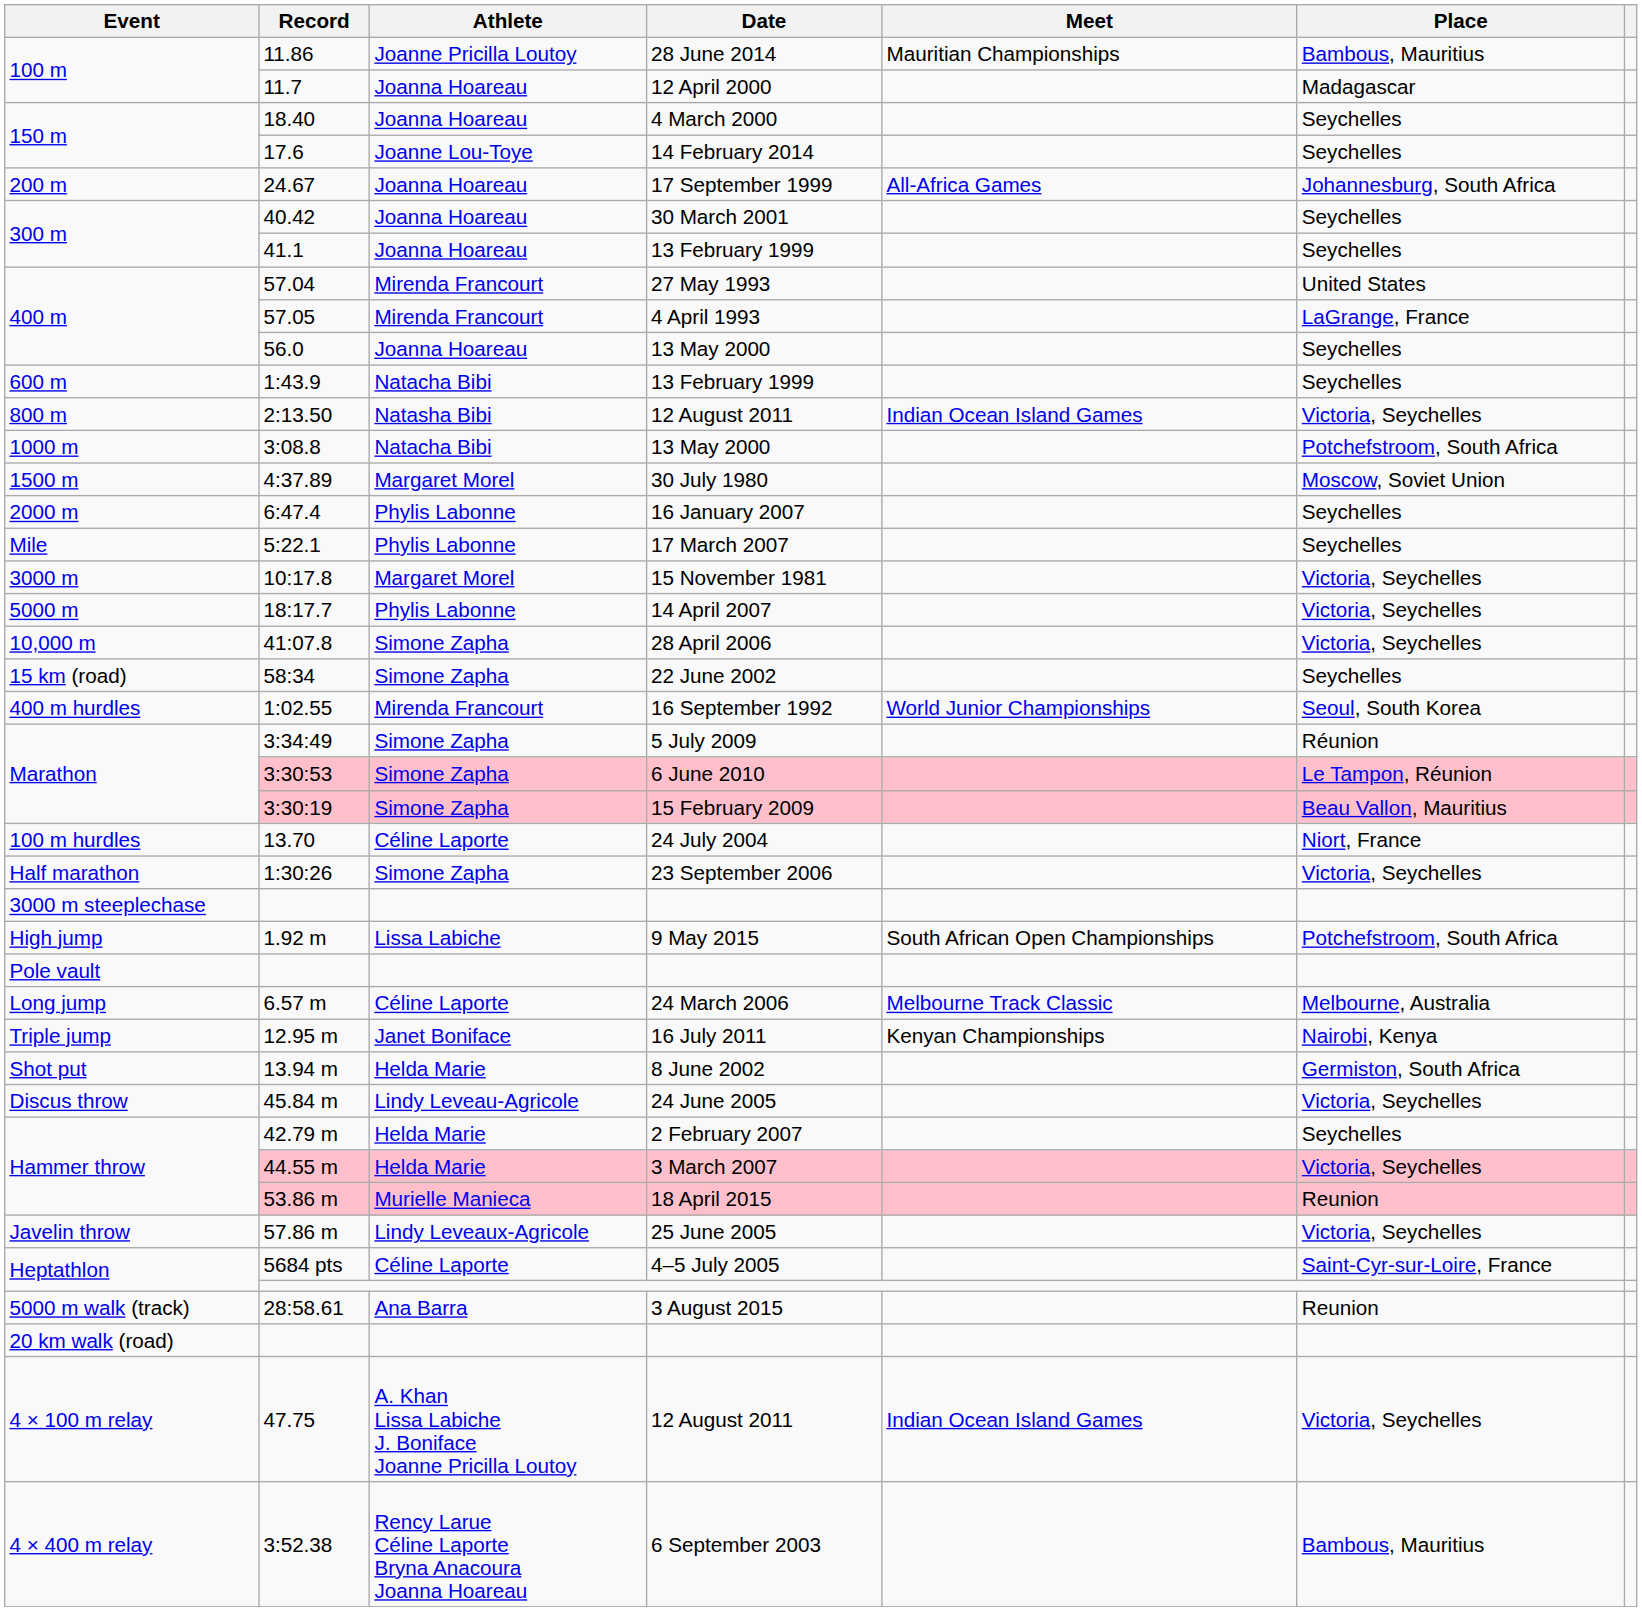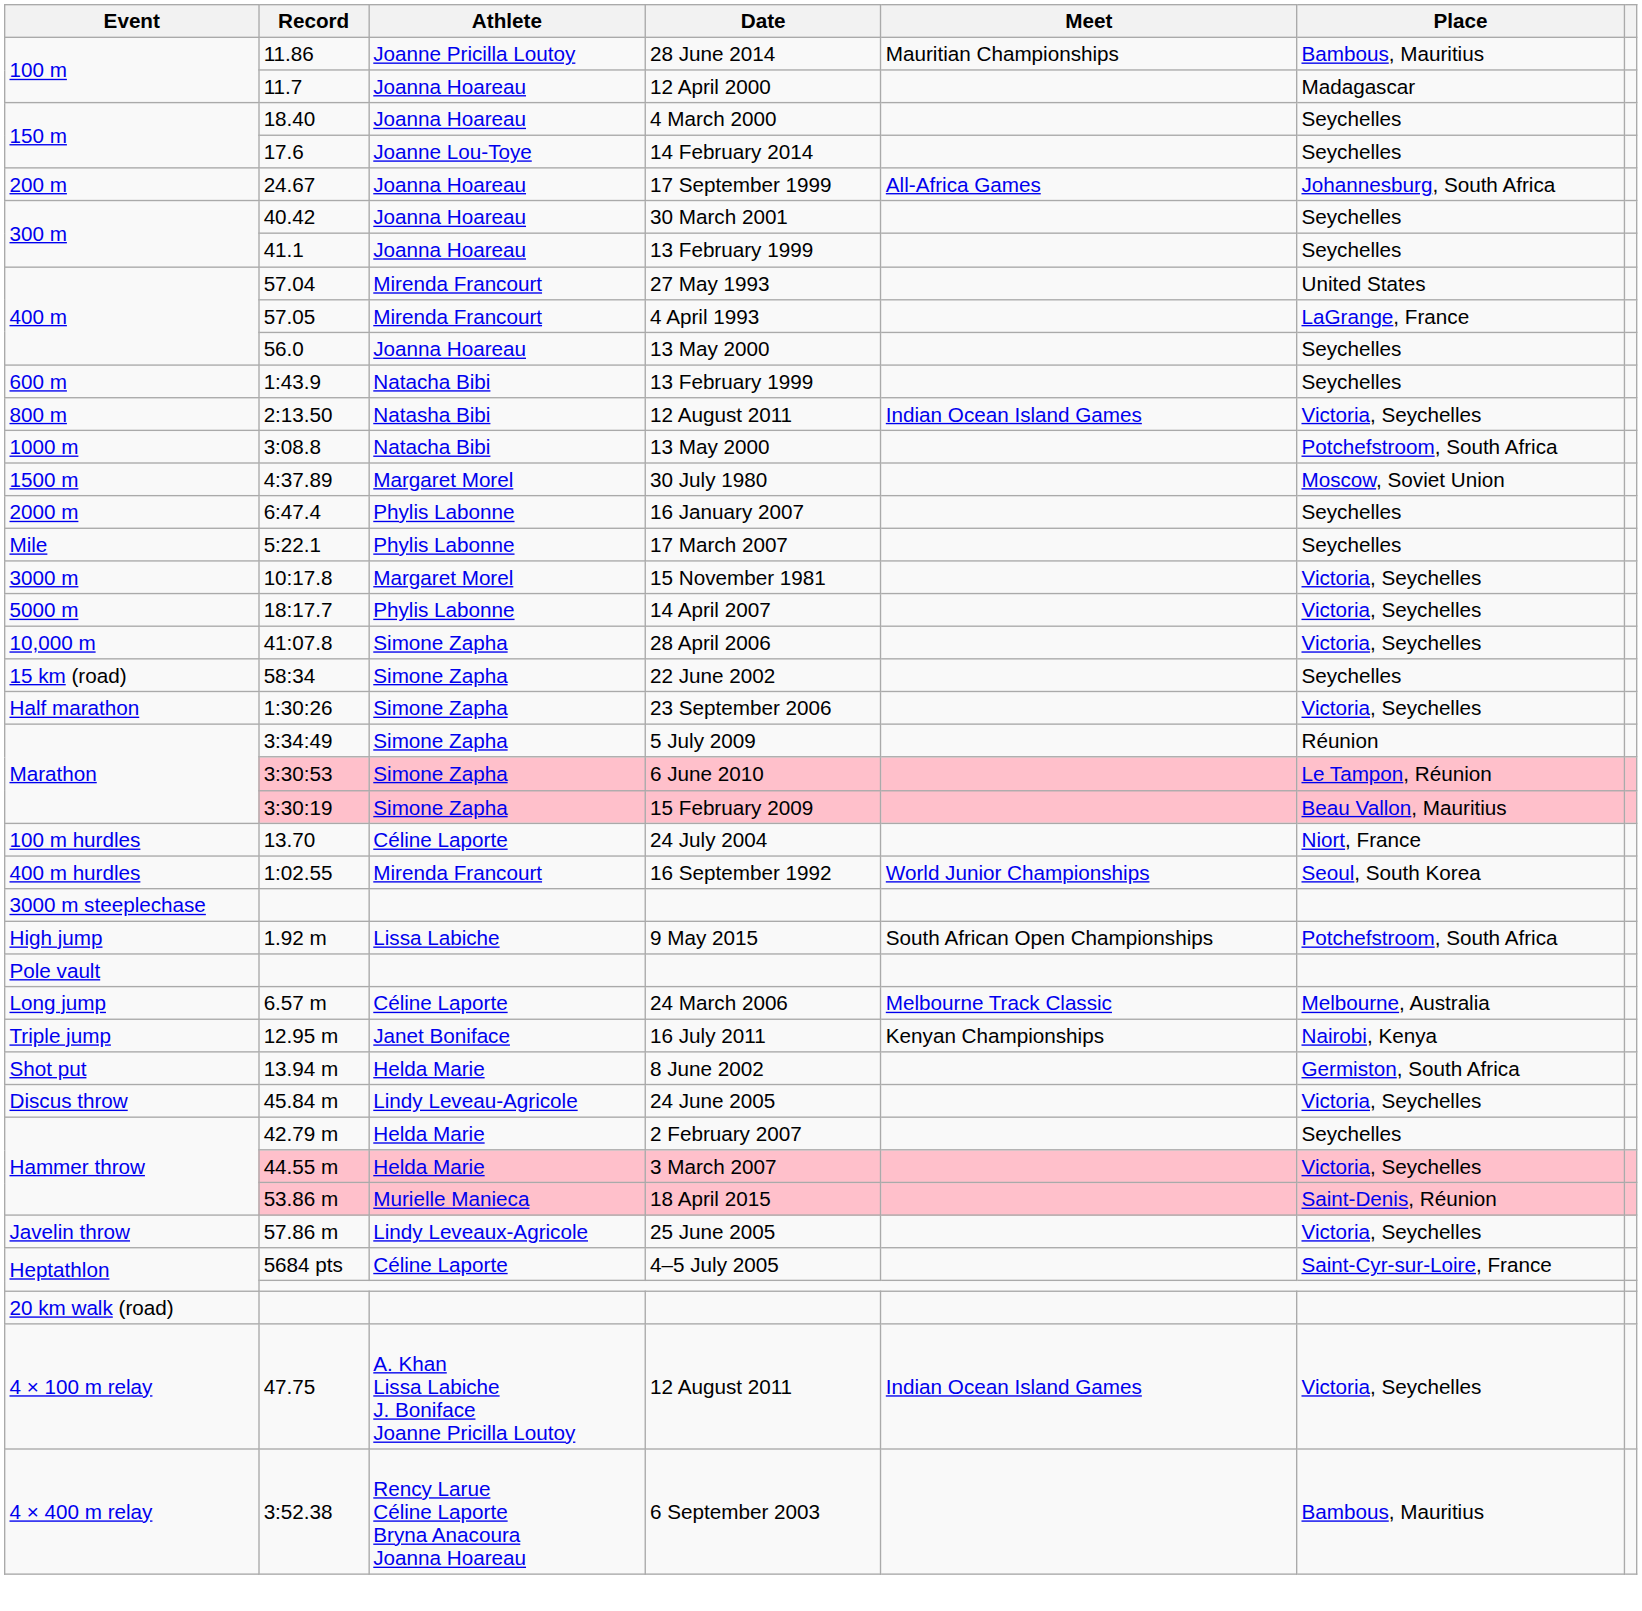rows swapped: (74, 872) <-> (75, 708)
(1340, 1199) Reunion -> (1399, 1199) Saint-Denis, Réunion
- row: (100, 1307)
